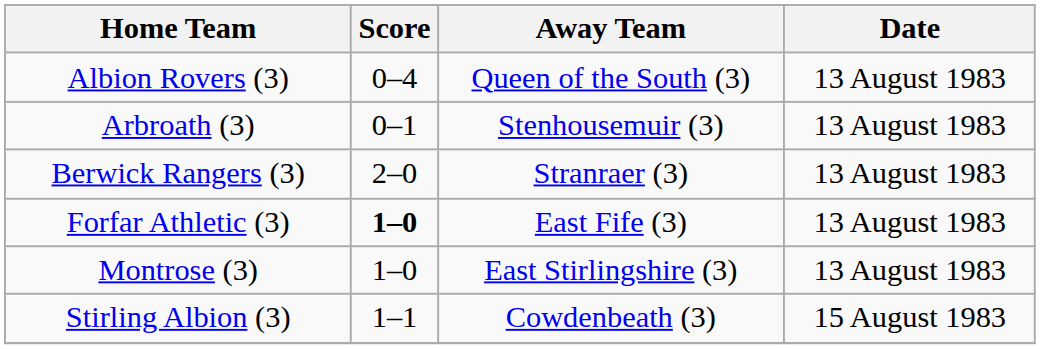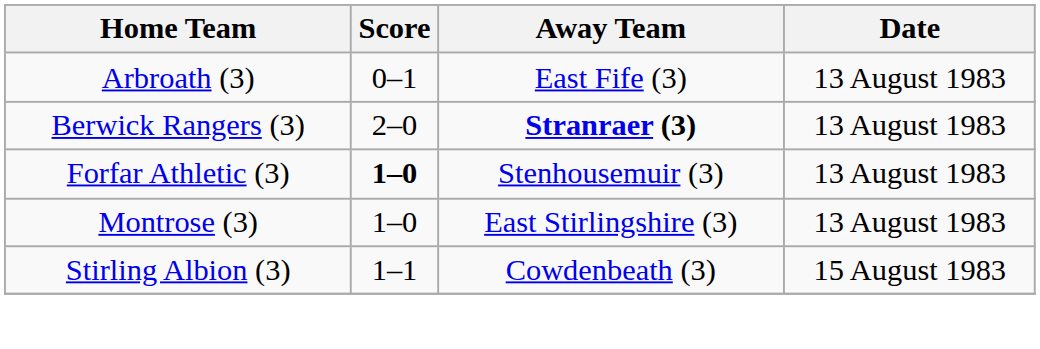- row: (178, 76)
(611, 125) Stenhousemuir (3) -> (611, 76) East Fife (3)
(611, 173) normal -> (611, 125) bold
(611, 221) East Fife (3) -> (611, 173) Stenhousemuir (3)
